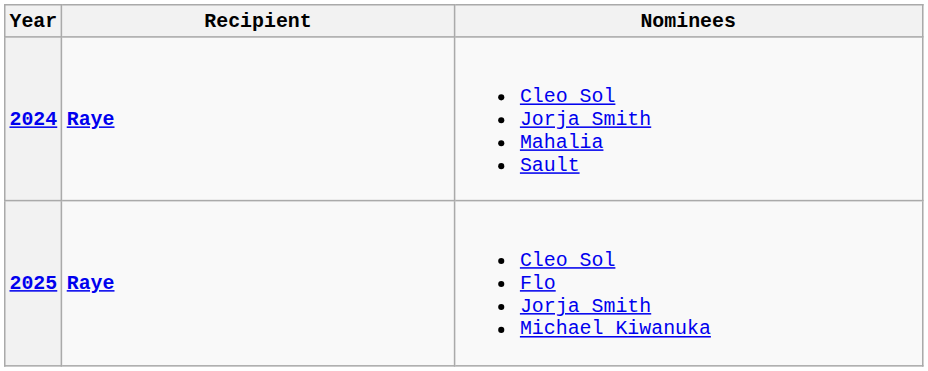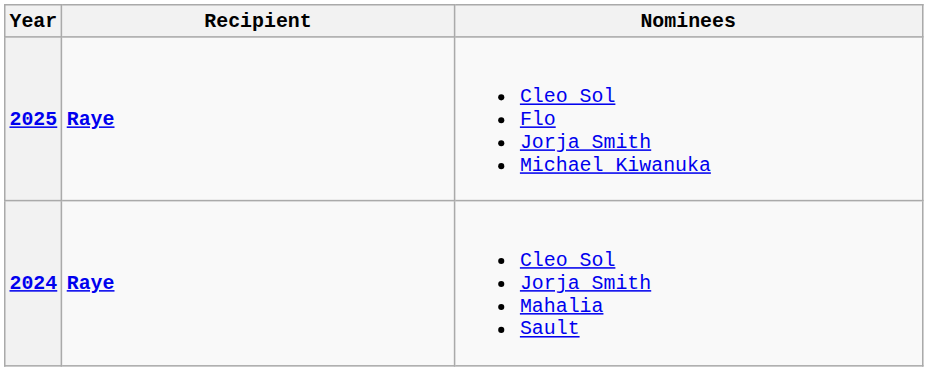rows swapped: (33, 119) <-> (33, 283)
